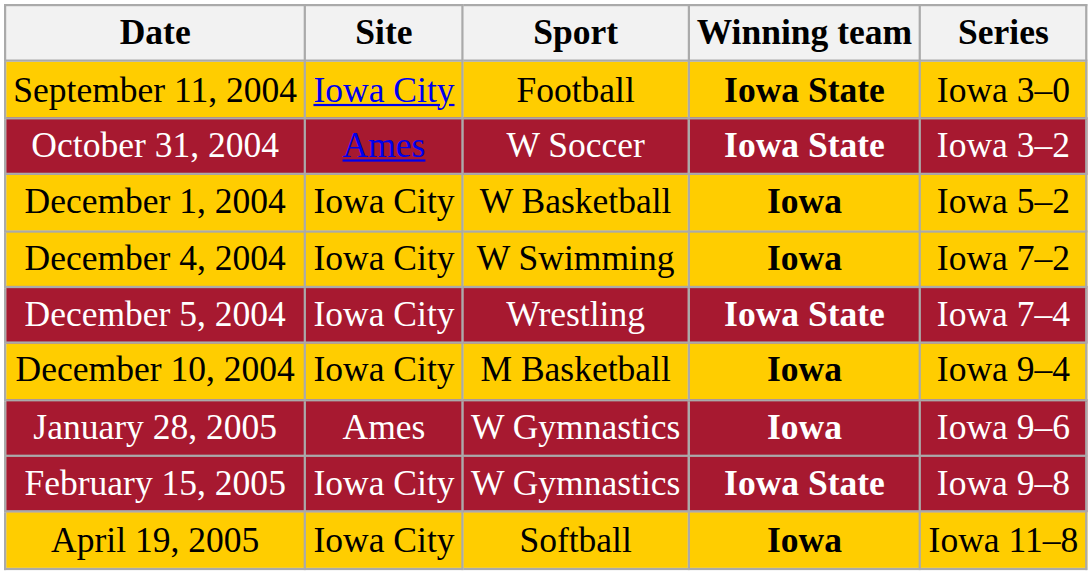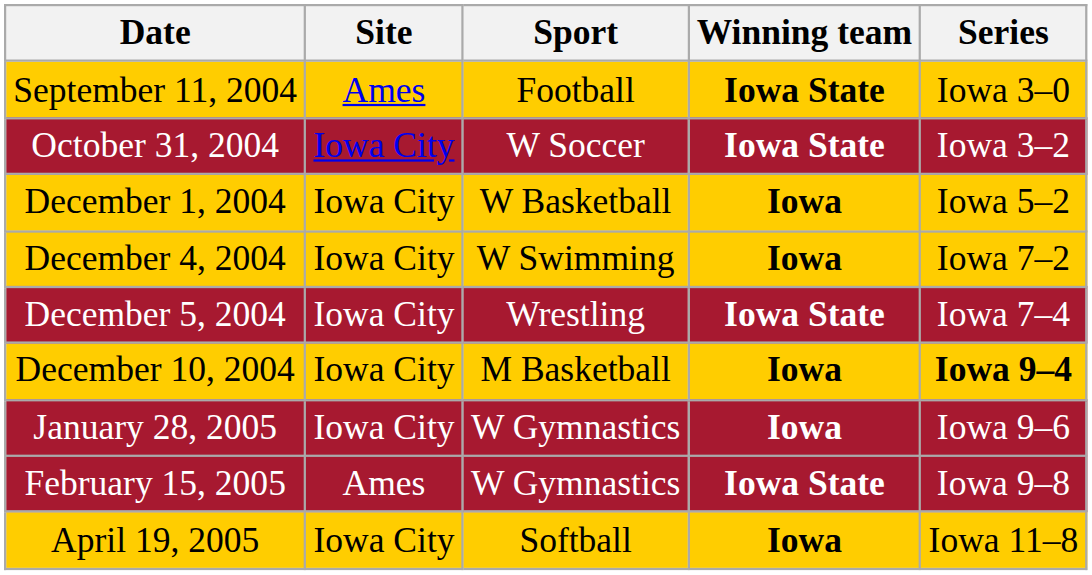(384, 88) Iowa City -> (384, 88) Ames
(384, 145) Ames -> (384, 145) Iowa City
(1003, 370) normal -> (1003, 370) bold
(384, 426) Ames -> (384, 426) Iowa City
(384, 483) Iowa City -> (384, 483) Ames
